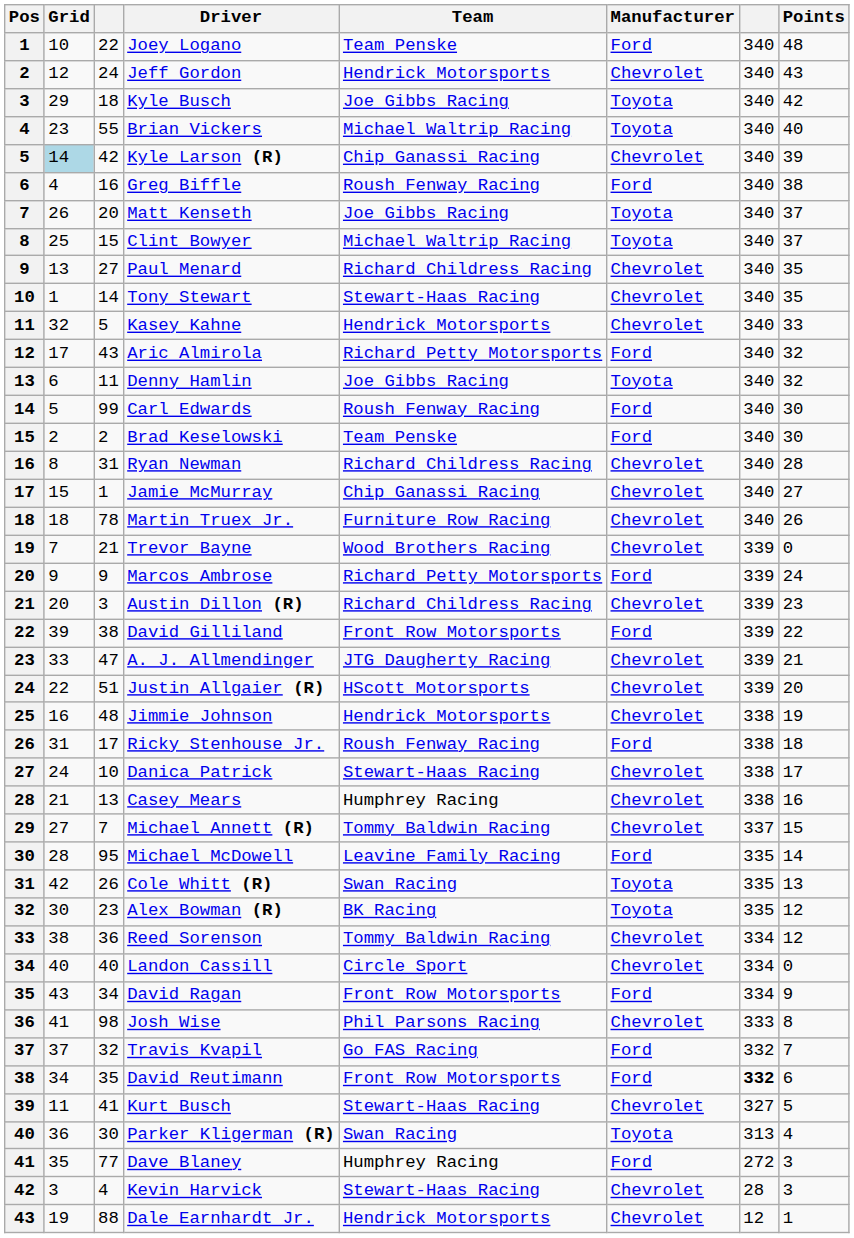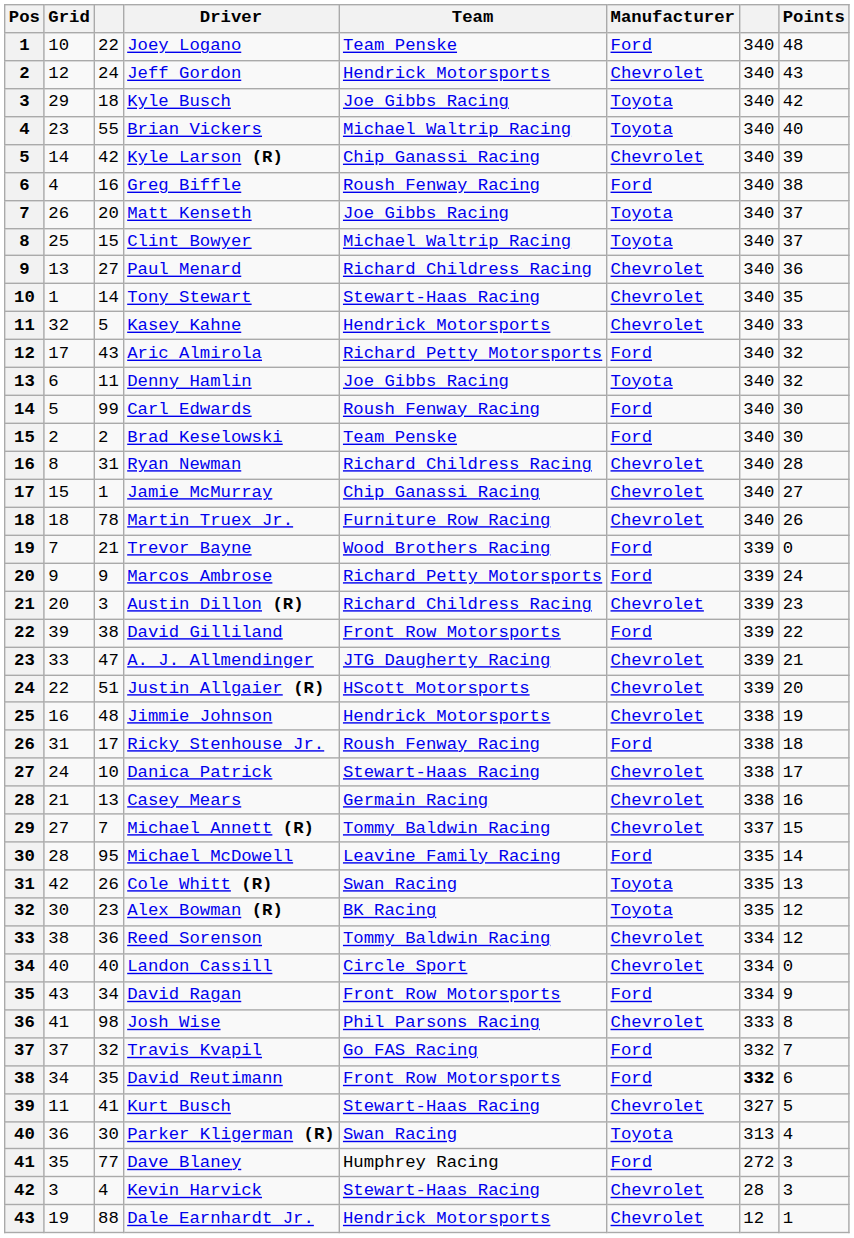(59, 159) lightblue background -> (59, 159) no background
(793, 270) 35 -> (793, 270) 36
(657, 549) Chevrolet -> (631, 549) Ford
(421, 801) Humphrey Racing -> (416, 801) Germain Racing
